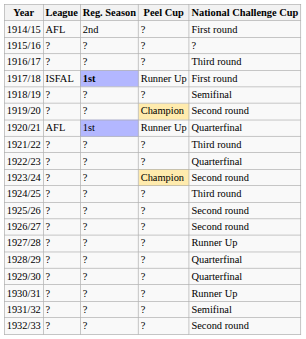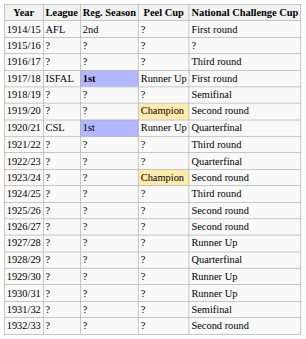(55, 128) AFL -> (55, 128) CSL
(217, 276) Quarterfinal -> (214, 276) Runner Up
